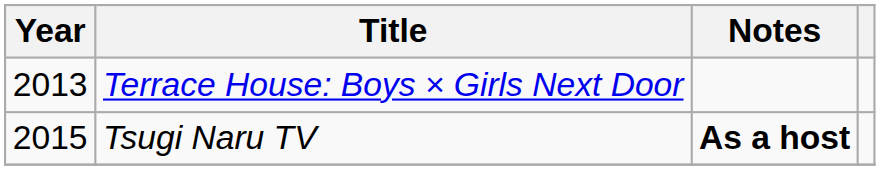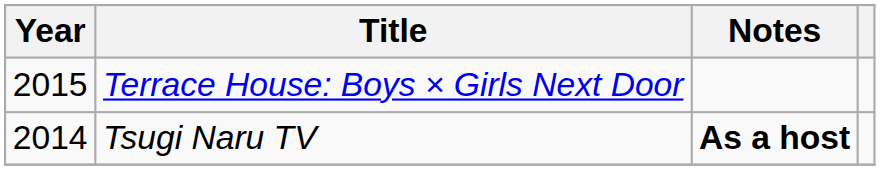(50, 84) 2013 -> (50, 84) 2015
(50, 137) 2015 -> (50, 137) 2014
